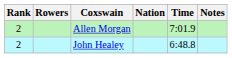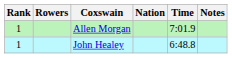(19, 28) 2 -> (19, 28) 1
(19, 45) 2 -> (19, 45) 1
